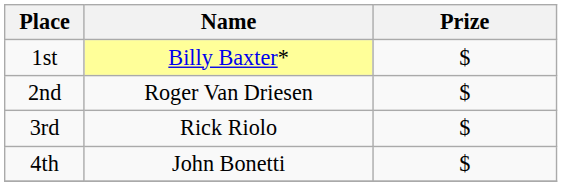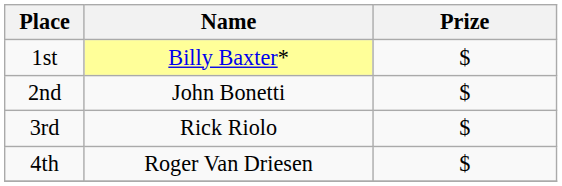(229, 92) Roger Van Driesen -> (229, 92) John Bonetti
(229, 163) John Bonetti -> (229, 163) Roger Van Driesen
